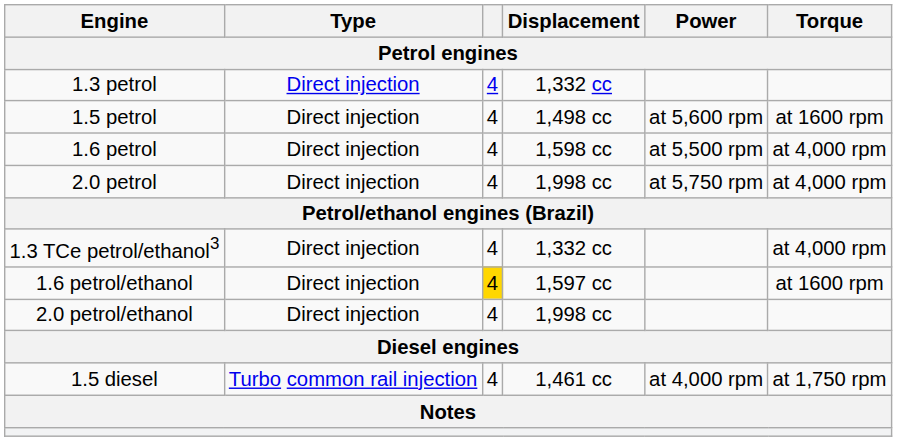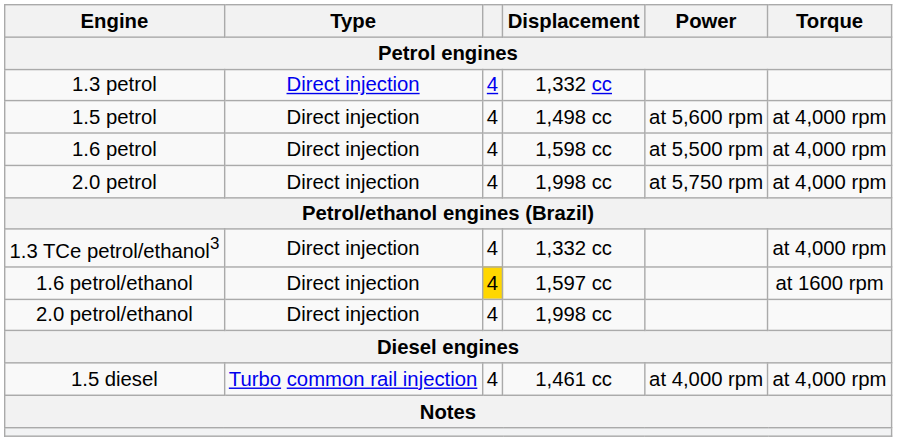(830, 117) at 1600 rpm -> (830, 117) at 4,000 rpm
(830, 379) at 1,750 rpm -> (830, 379) at 4,000 rpm
